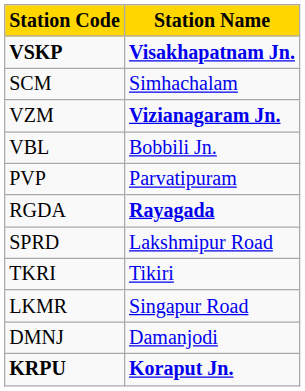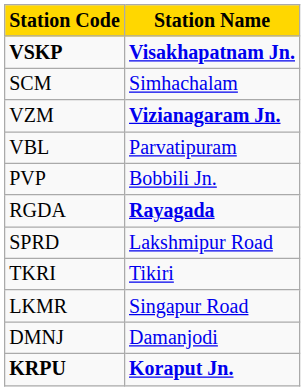(173, 147) Bobbili Jn. -> (183, 147) Parvatipuram
(183, 178) Parvatipuram -> (173, 178) Bobbili Jn.
